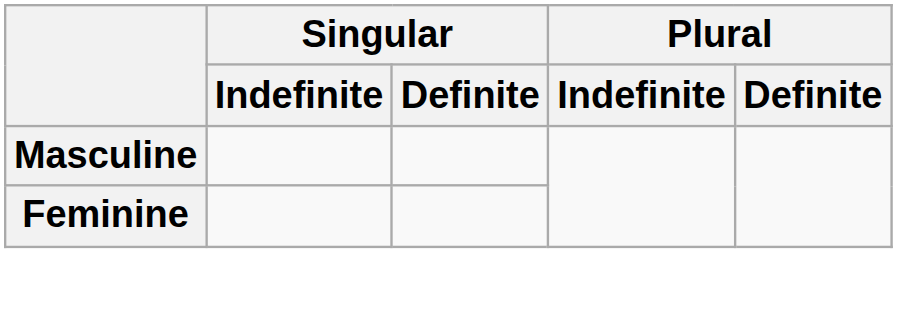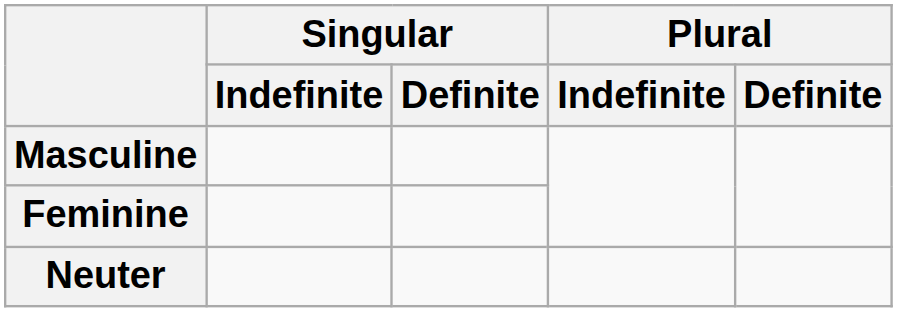+ row: (106, 275)
